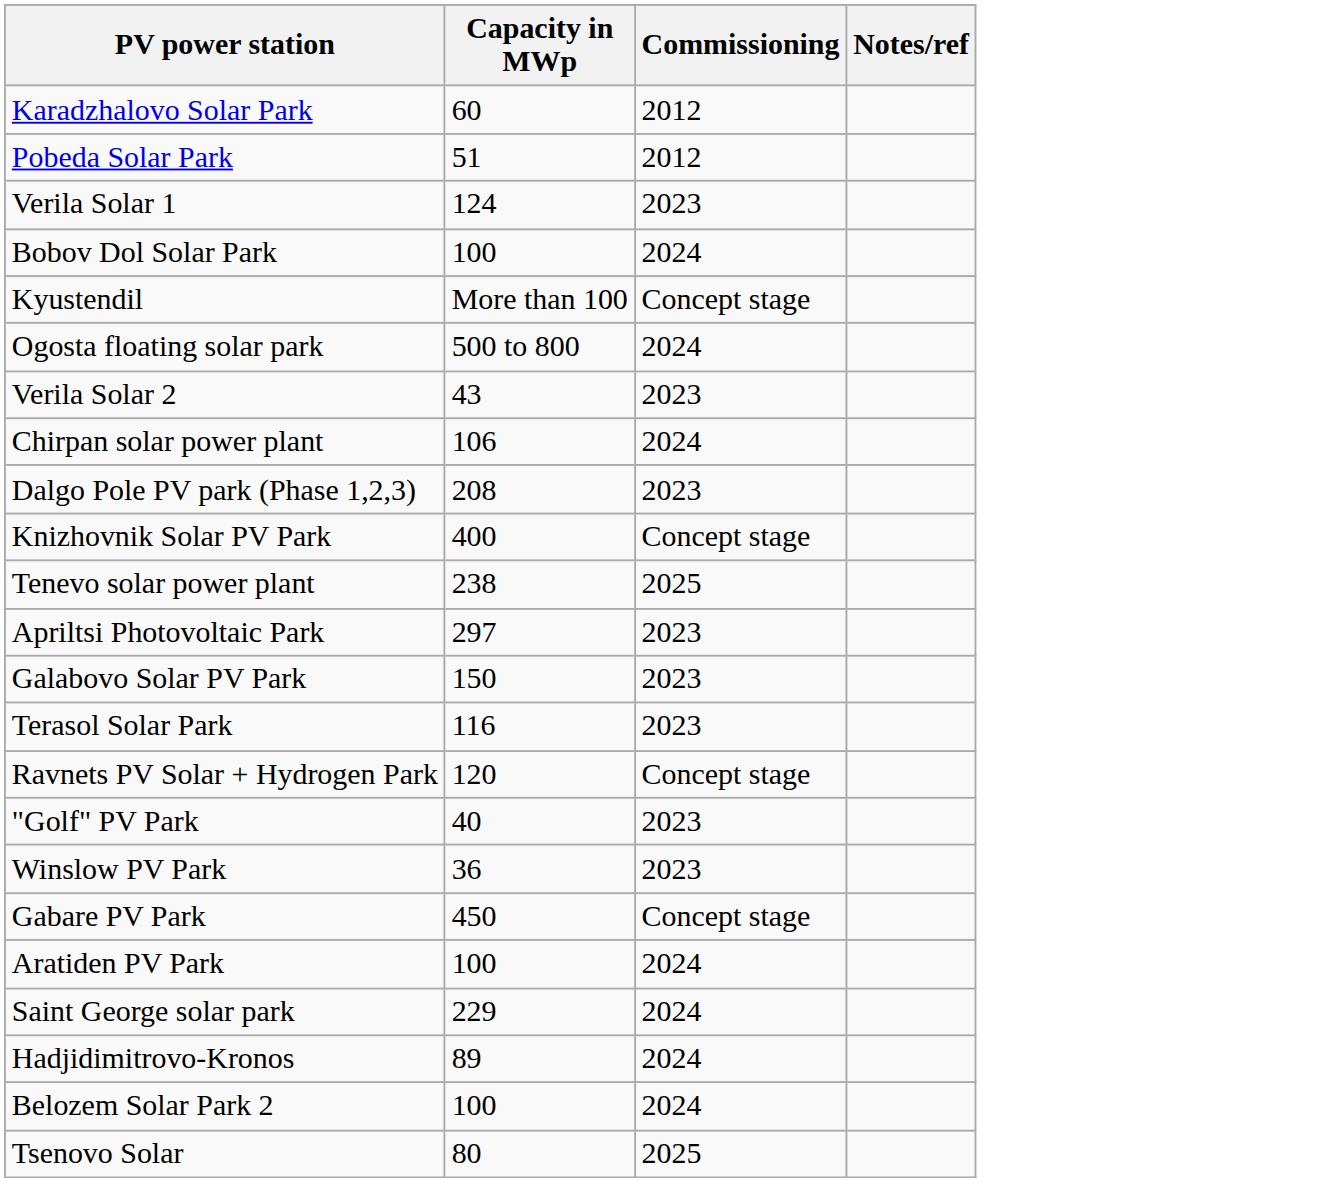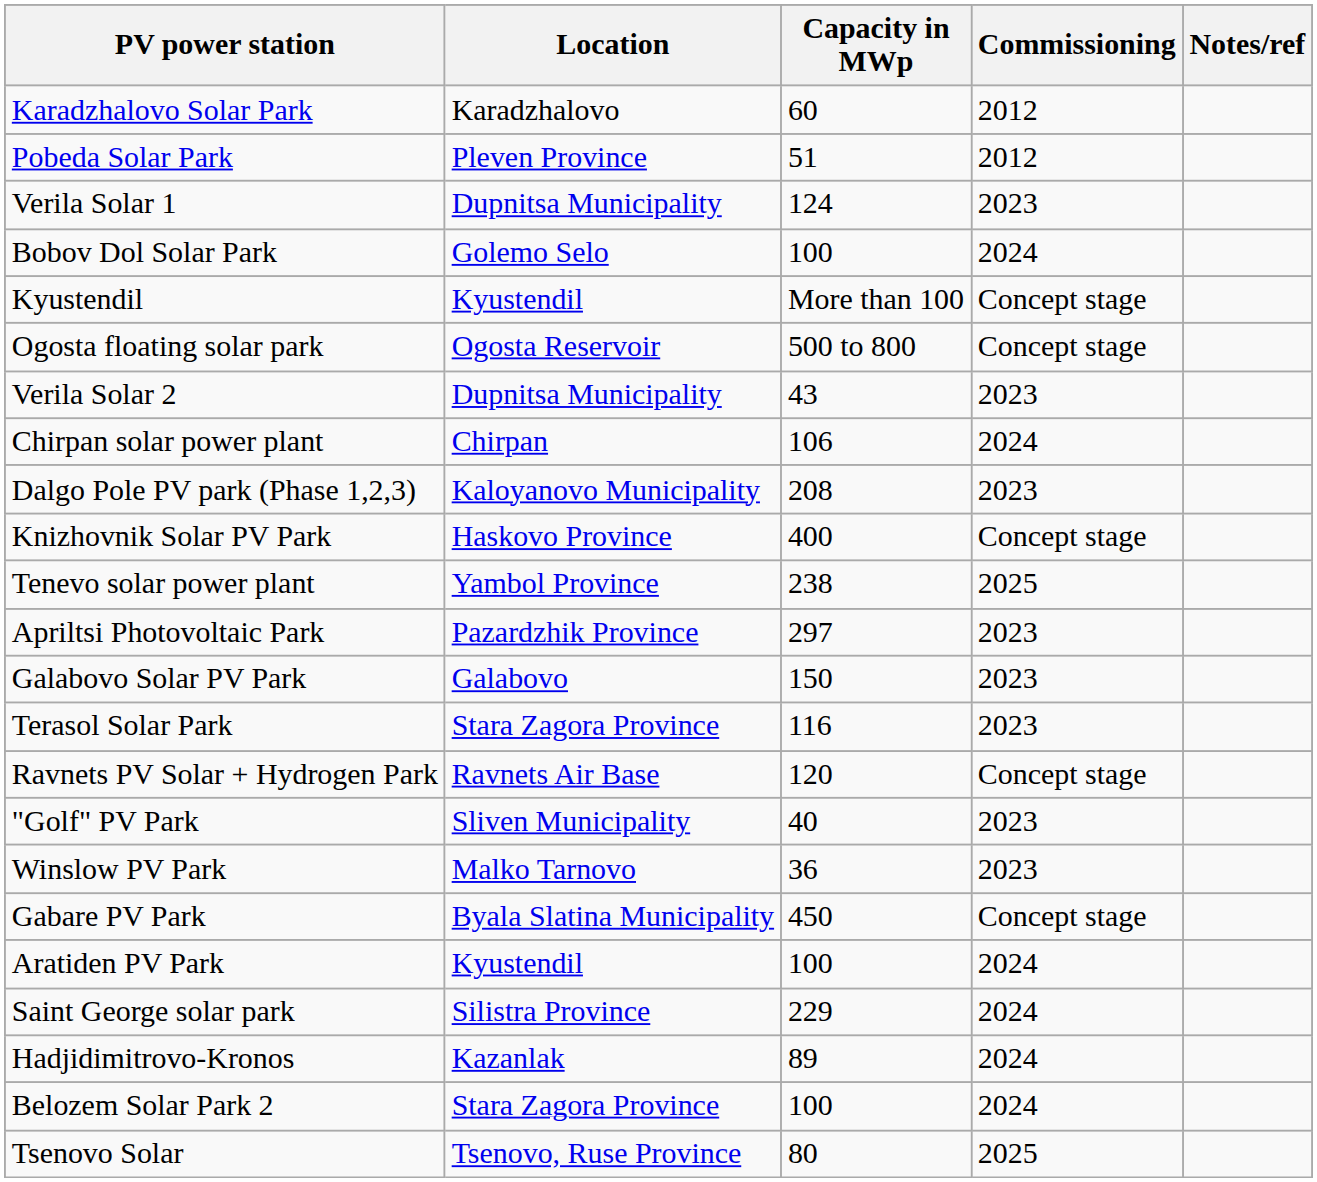+ column: (613, 45)
(672, 346) 2024 -> (1062, 346) Concept stage
